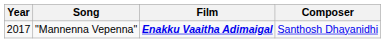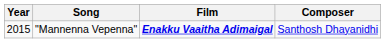(19, 29) 2017 -> (19, 29) 2015
